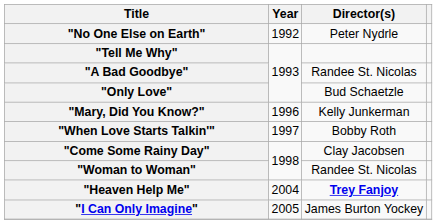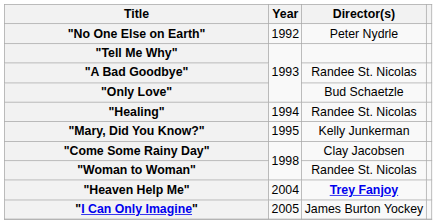+ row: (137, 111)
(285, 111) 1996 -> (285, 131) 1995
- row: (137, 131)
